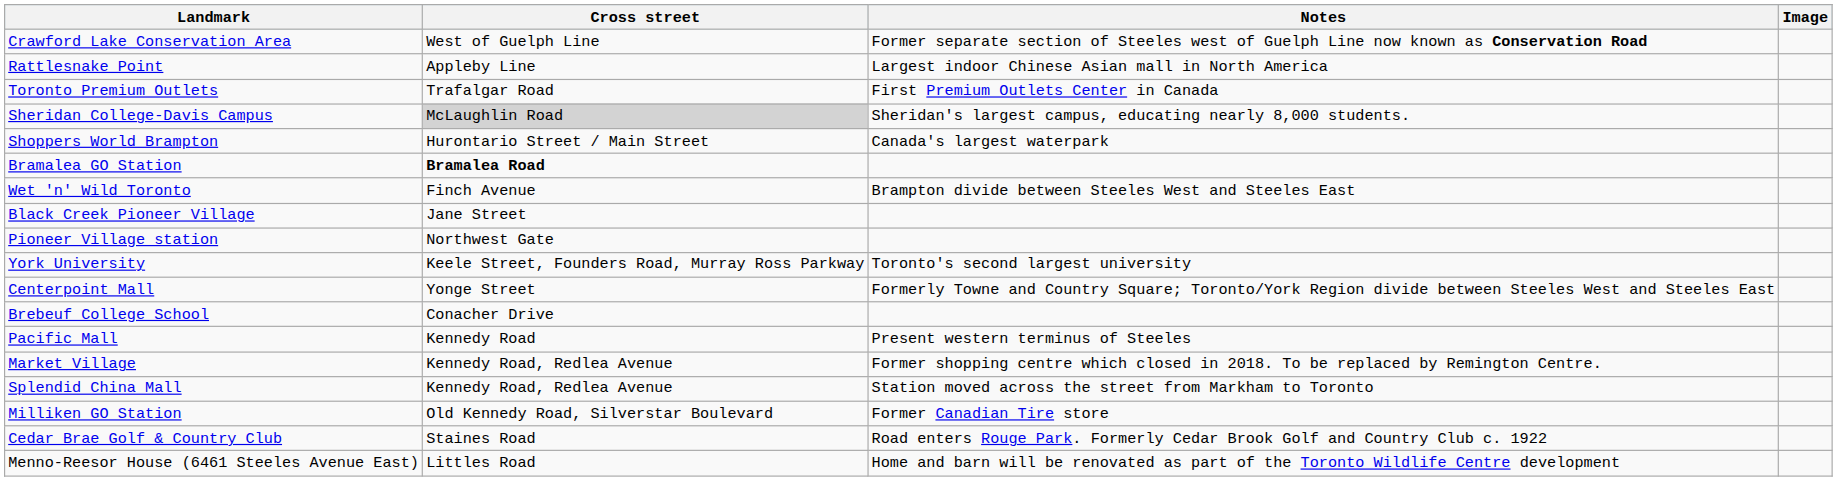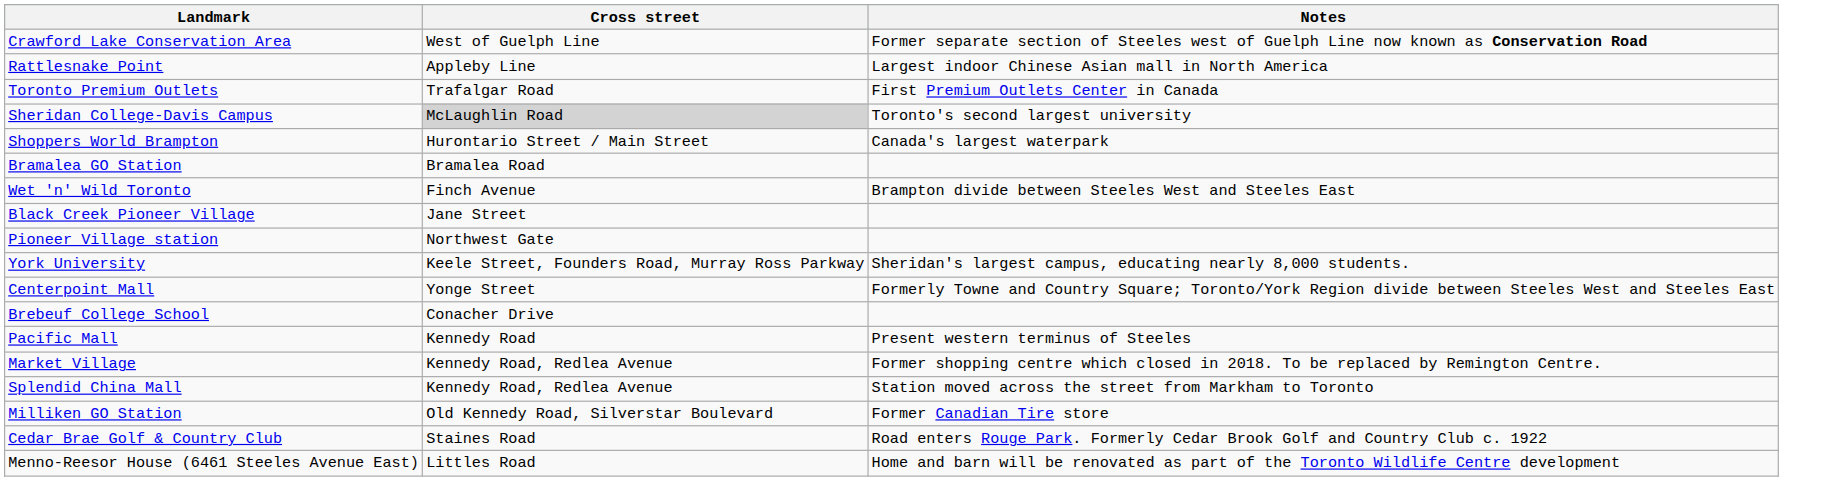- column: (1805, 17)
(1141, 116) Sheridan's largest campus, educating nearly 8,000 students. -> (1031, 116) Toronto's second largest university
(486, 166) bold -> (486, 166) normal
(1031, 265) Toronto's second largest university -> (1141, 265) Sheridan's largest campus, educating nearly 8,000 students.
